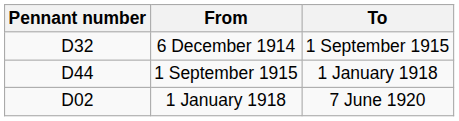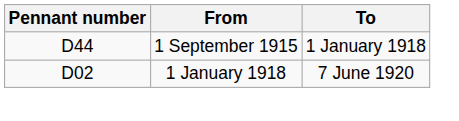- row: (226, 45)
